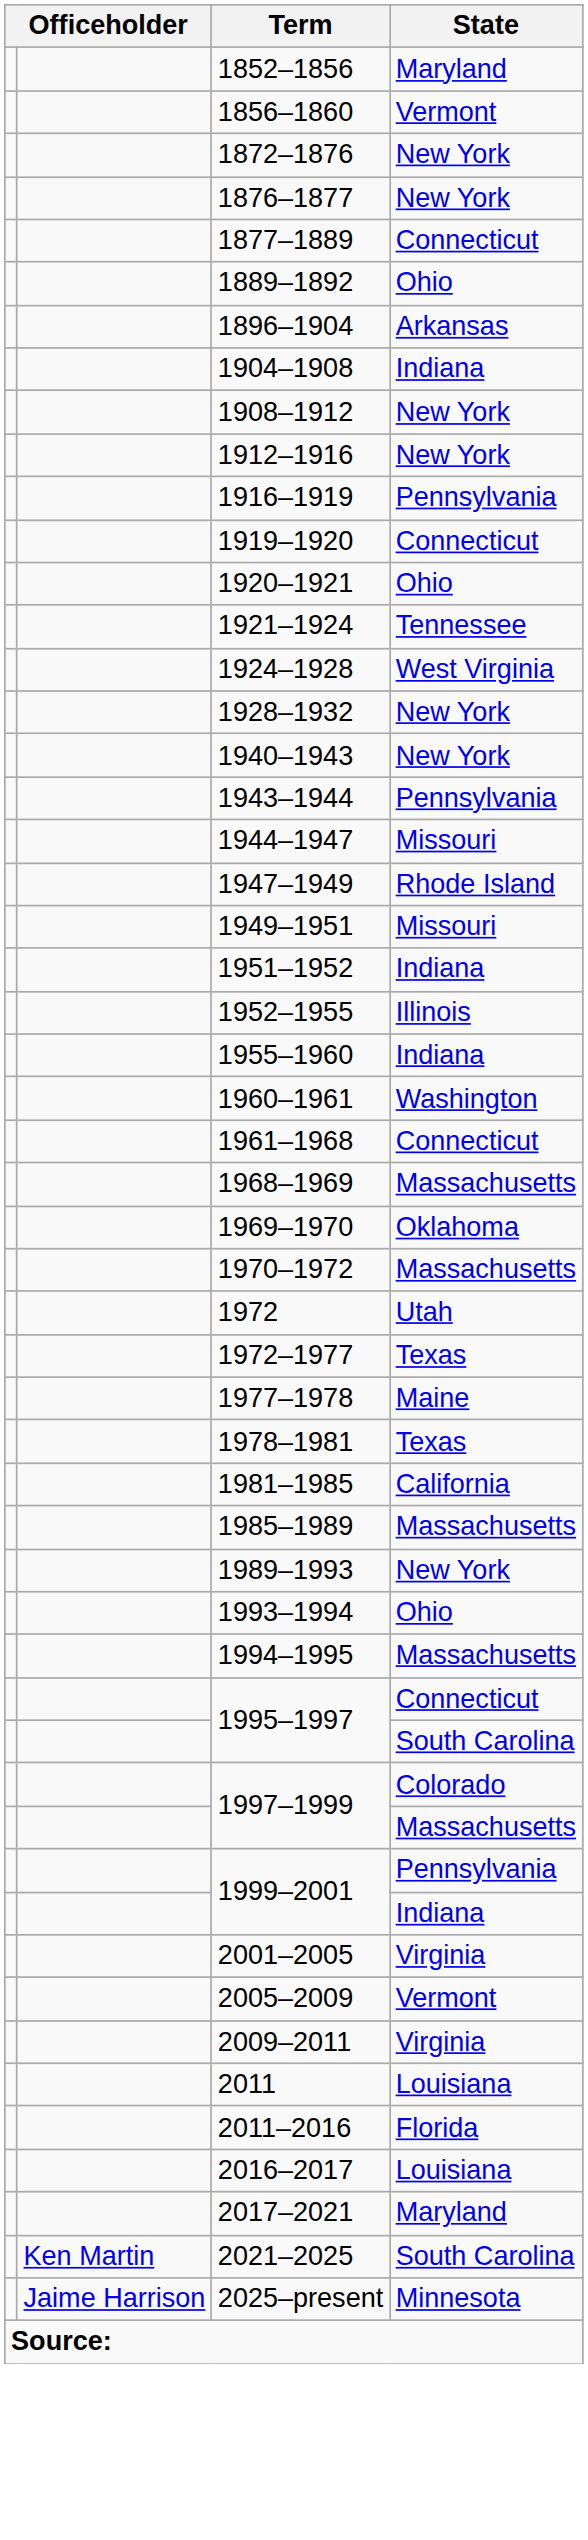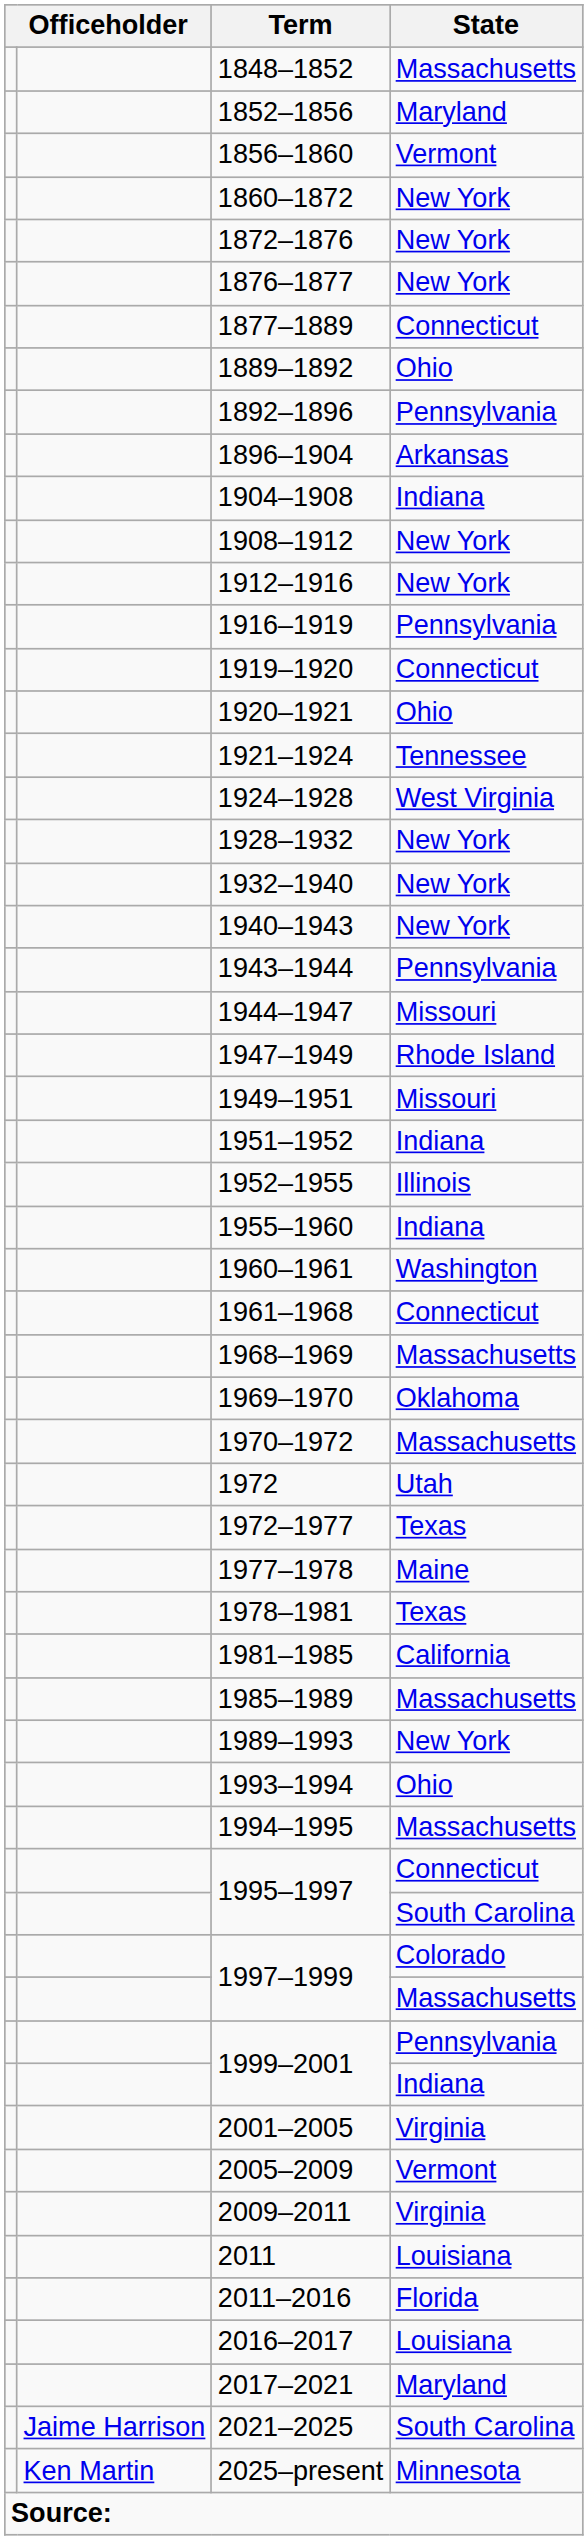+ row: (286, 68)
+ row: (286, 197)
+ row: (286, 411)
+ row: (286, 883)
(89, 2255) Ken Martin -> (114, 2427) Jaime Harrison
(114, 2298) Jaime Harrison -> (89, 2470) Ken Martin
